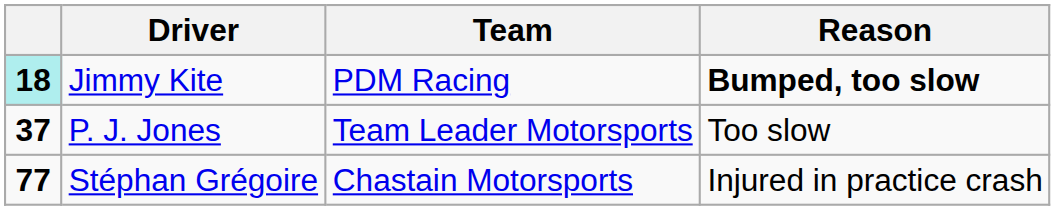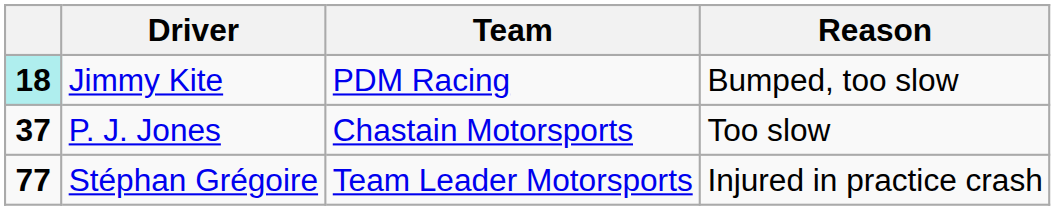(843, 80) bold -> (833, 80) normal
(513, 130) Team Leader Motorsports -> (483, 130) Chastain Motorsports
(483, 180) Chastain Motorsports -> (513, 180) Team Leader Motorsports
